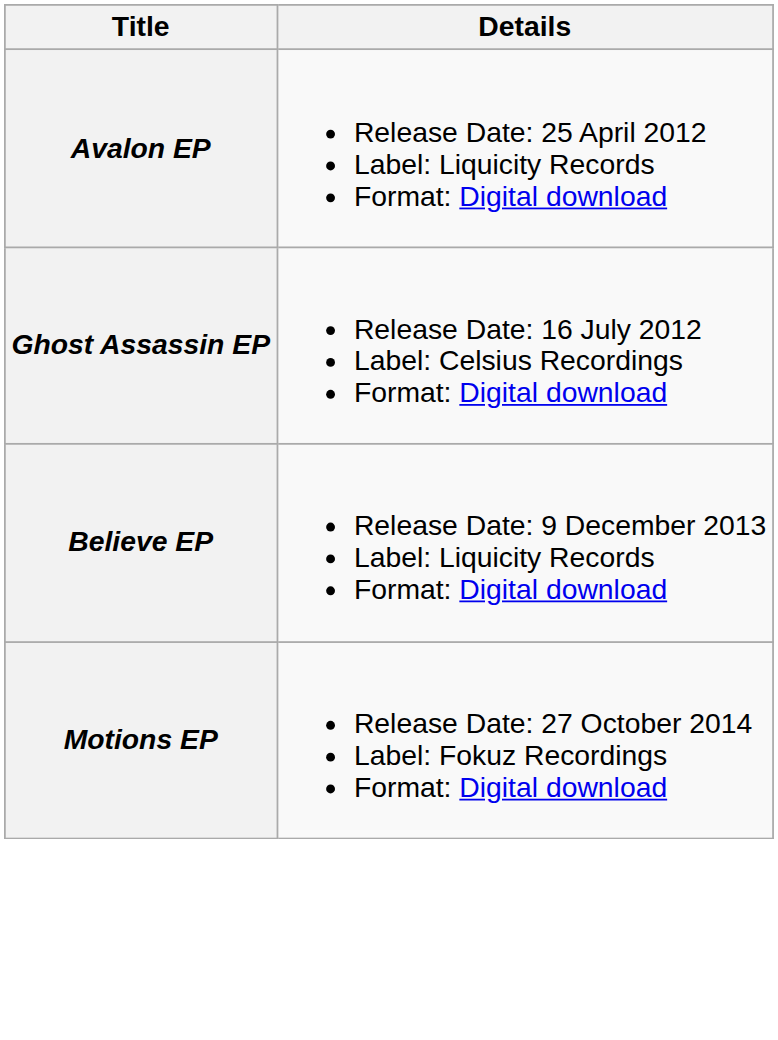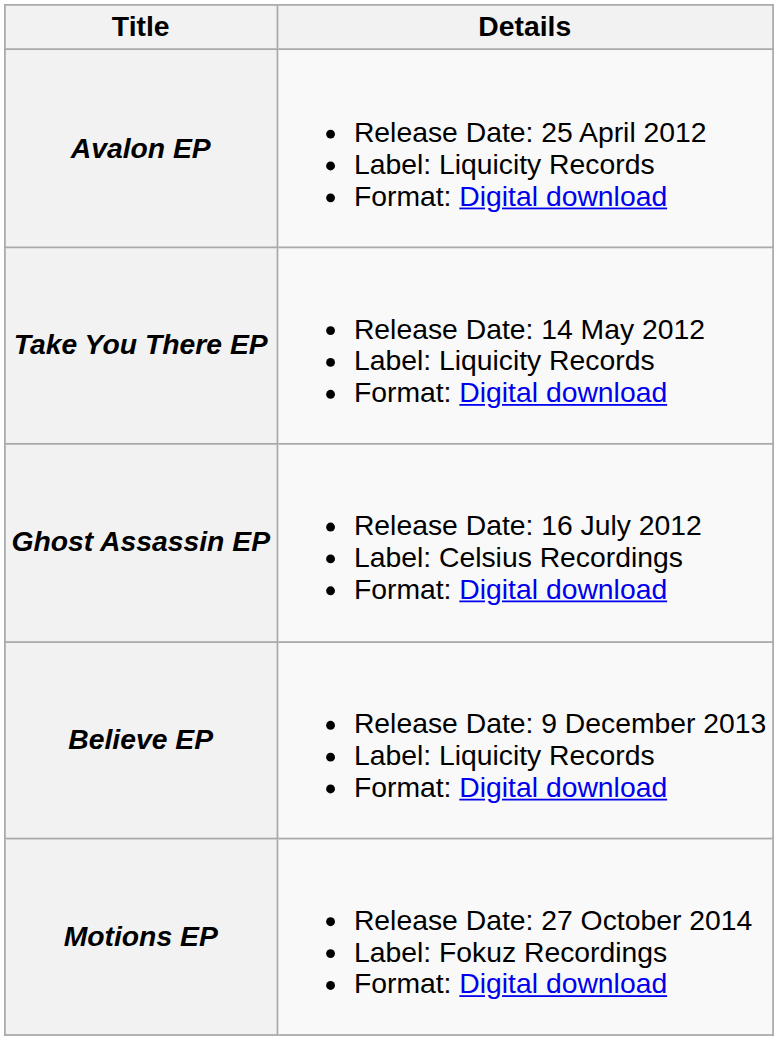+ row: (141, 345)
